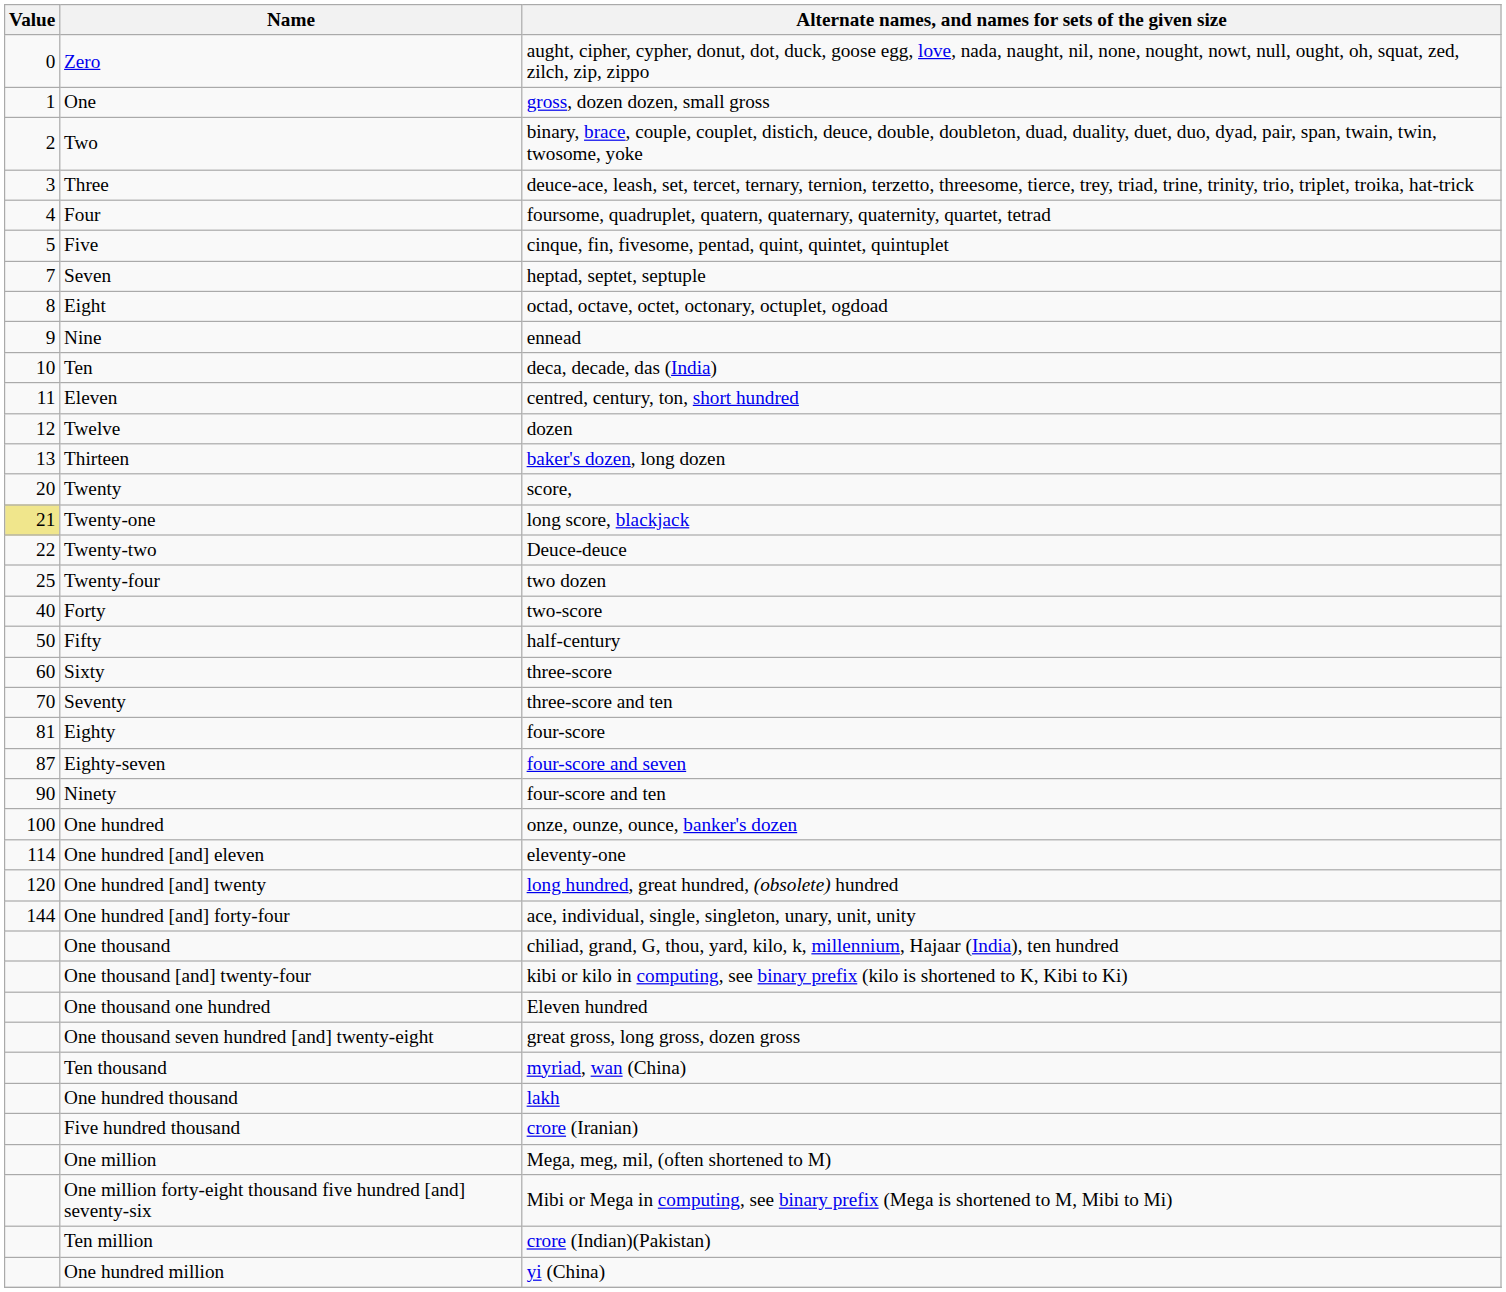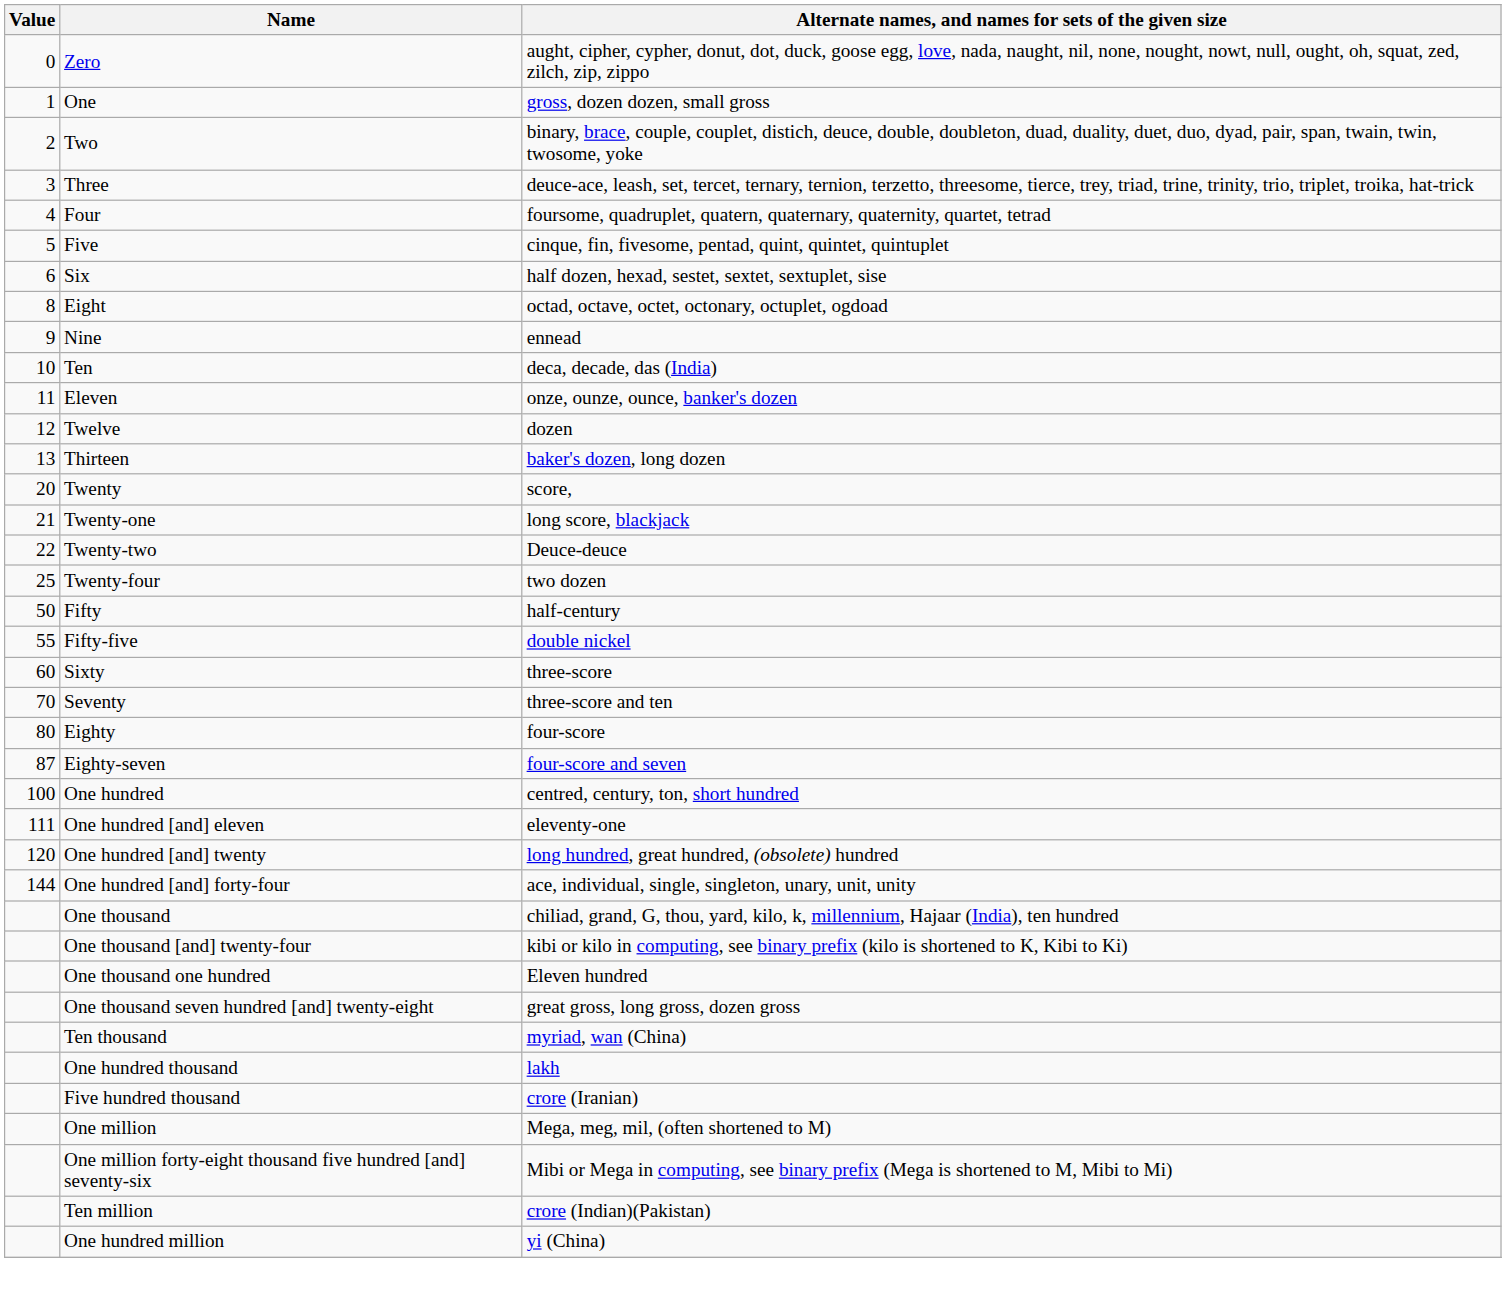+ row: (77, 276)
- row: (88, 276)
(663, 397) centred, century, ton, short hundred -> (662, 397) onze, ounze, ounce, banker's dozen
(46, 519) khaki background -> (46, 519) no background
- row: (85, 611)
+ row: (101, 641)
(46, 732) 81 -> (46, 732) 80
- row: (90, 793)
(662, 824) onze, ounze, ounce, banker's dozen -> (663, 793) centred, century, ton, short hundred
(41, 854) 114 -> (42, 824) 111
